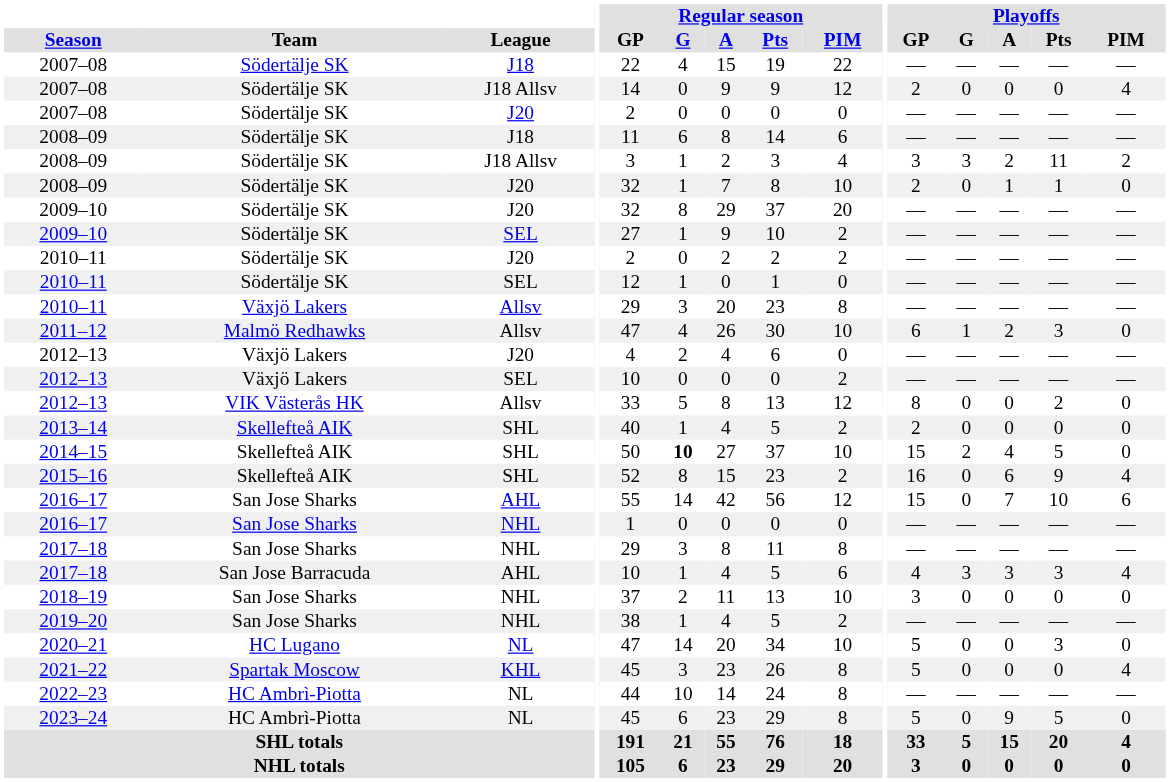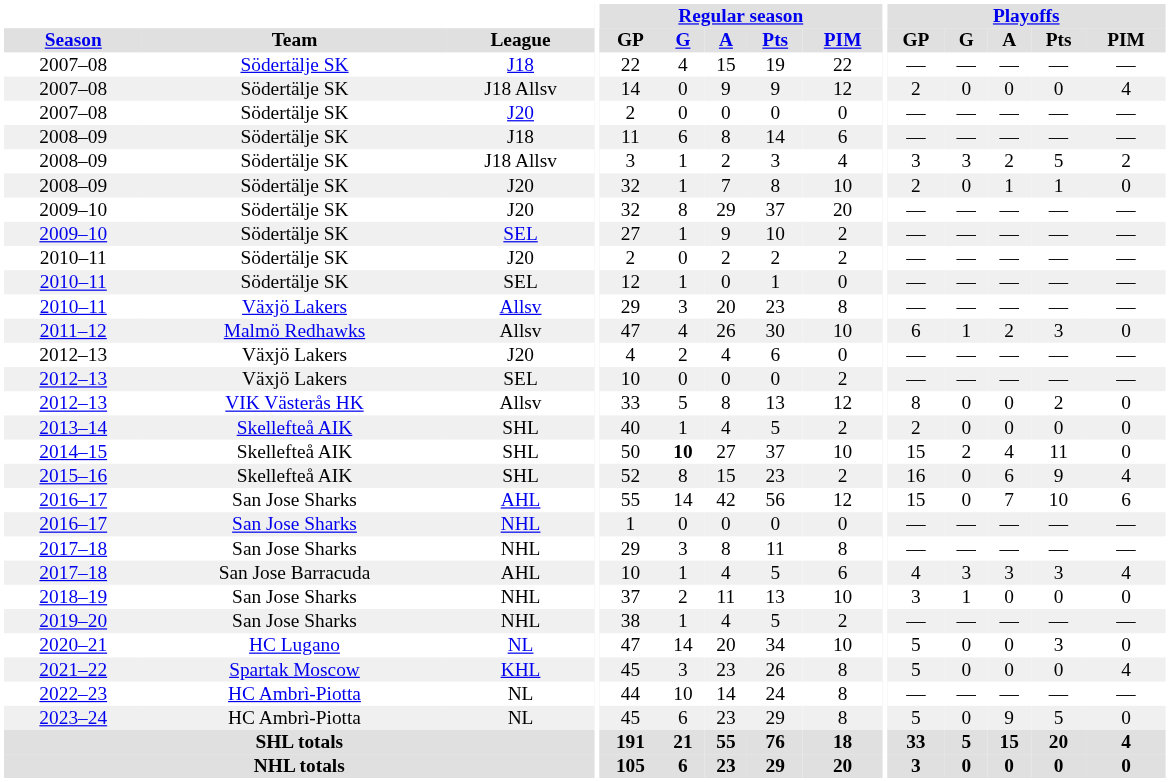(1059, 161) 11 -> (1059, 161) 5
(1059, 451) 5 -> (1059, 451) 11
(966, 596) 0 -> (966, 596) 1
